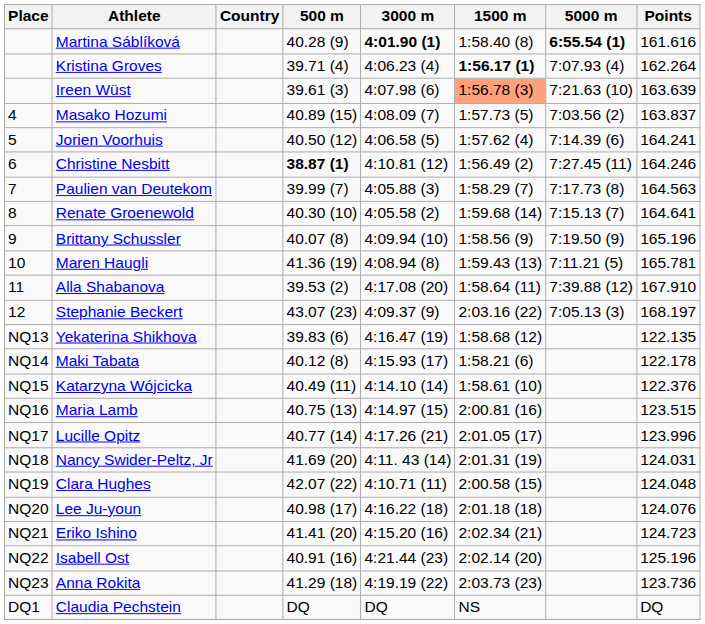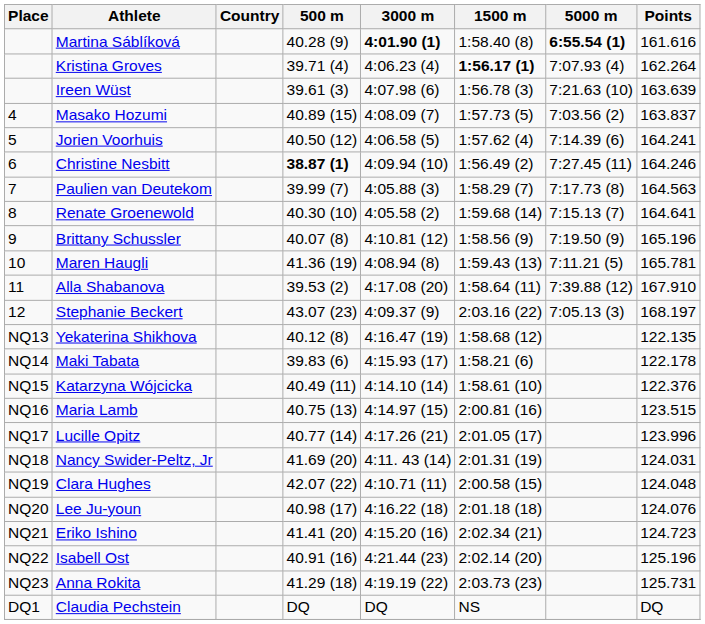(496, 90) lightsalmon background -> (496, 90) no background
(406, 164) 4:10.81 (12) -> (406, 164) 4:09.94 (10)
(406, 238) 4:09.94 (10) -> (406, 238) 4:10.81 (12)
(318, 336) 39.83 (6) -> (318, 336) 40.12 (8)
(318, 361) 40.12 (8) -> (318, 361) 39.83 (6)
(668, 582) 123.736 -> (668, 582) 125.731
